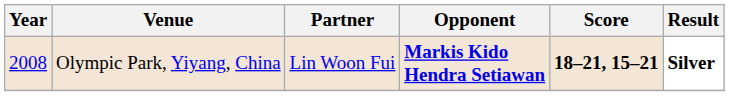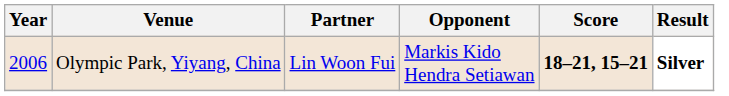(28, 63) 2008 -> (28, 63) 2006
(475, 63) bold -> (469, 63) normal
